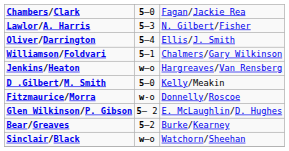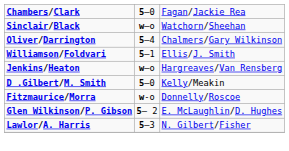rows swapped: (48, 26) <-> (43, 139)
(198, 40) Ellis/J. Smith -> (222, 40) Chalmers/Gary Wilkinson
(222, 54) Chalmers/Gary Wilkinson -> (198, 54) Ellis/J. Smith
- row: (38, 125)
